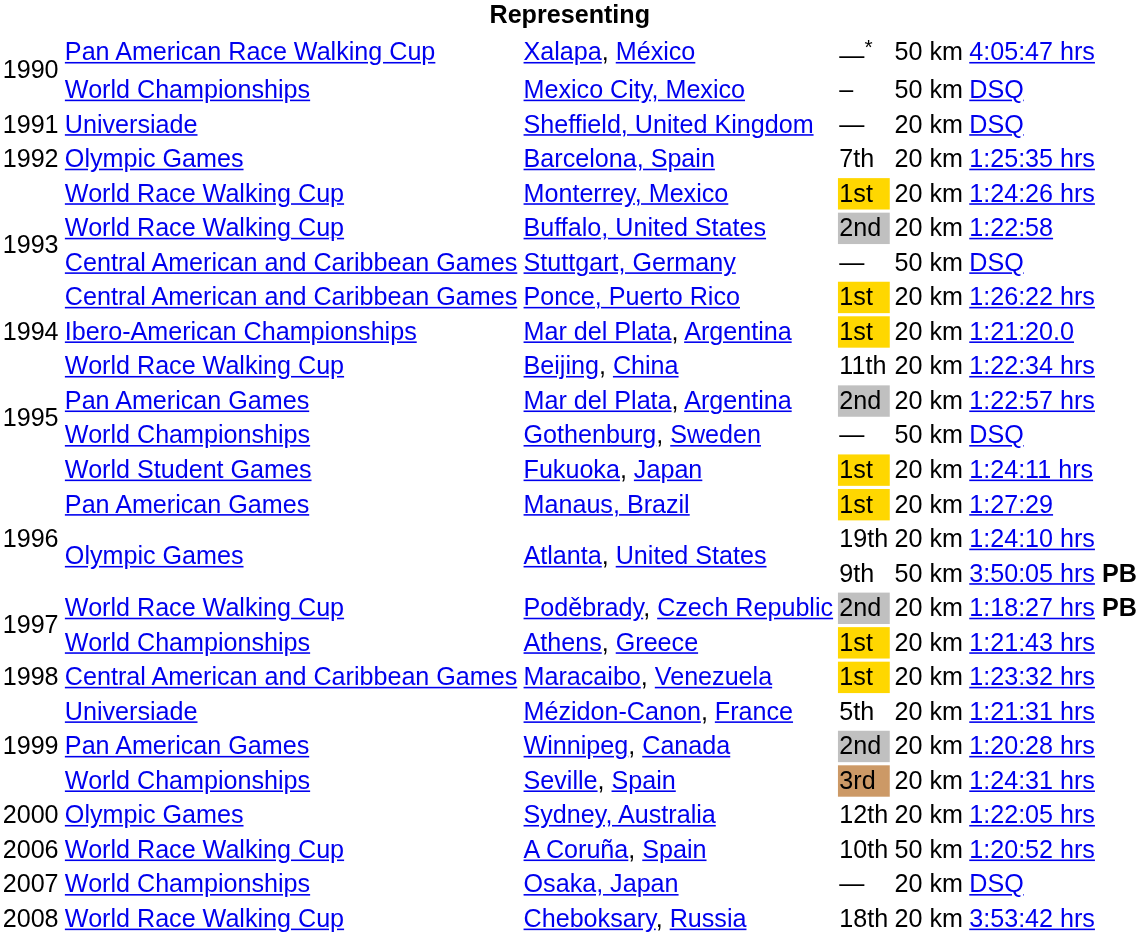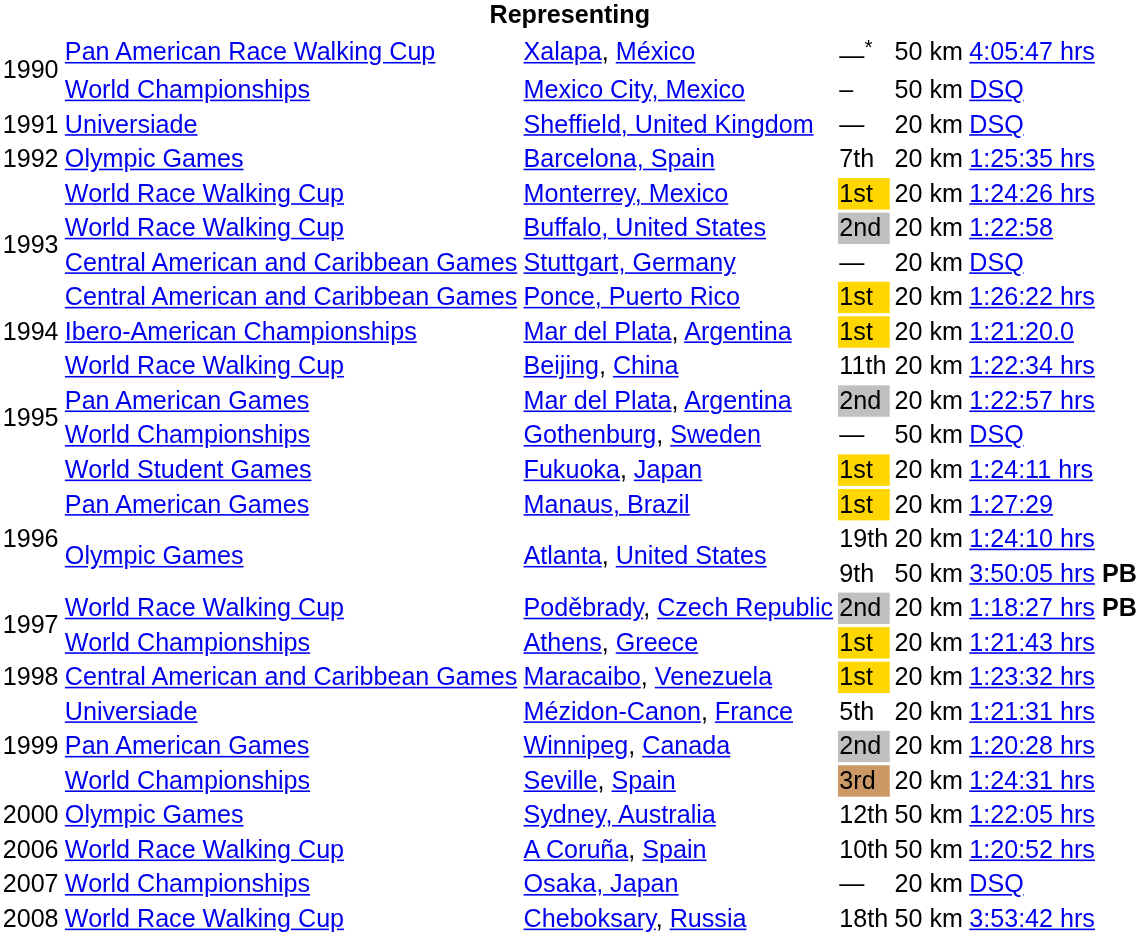(929, 263) 50 km -> (929, 263) 20 km
(929, 815) 20 km -> (929, 815) 50 km
(929, 919) 20 km -> (929, 919) 50 km
